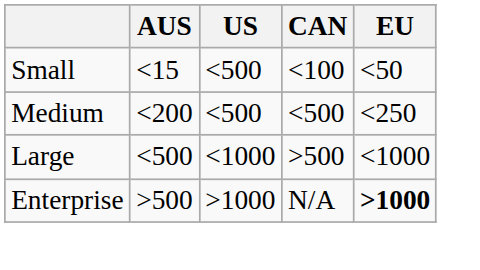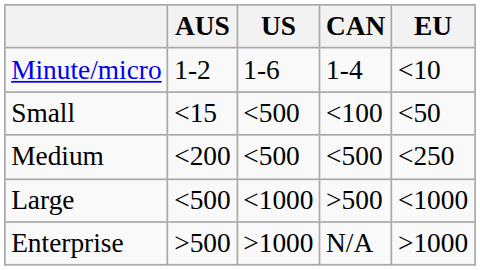+ row: (86, 69)
(395, 199) bold -> (433, 243) normal
